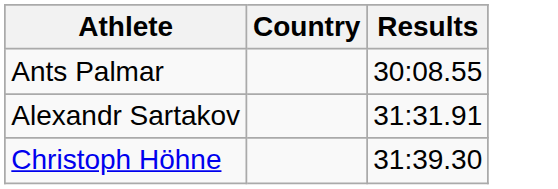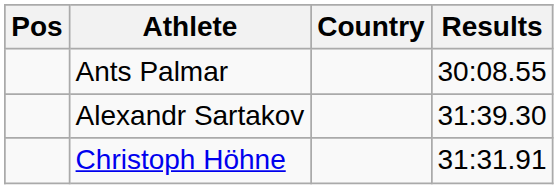+ column: (37, 26)
(428, 115) 31:31.91 -> (492, 115) 31:39.30
(428, 159) 31:39.30 -> (492, 159) 31:31.91
